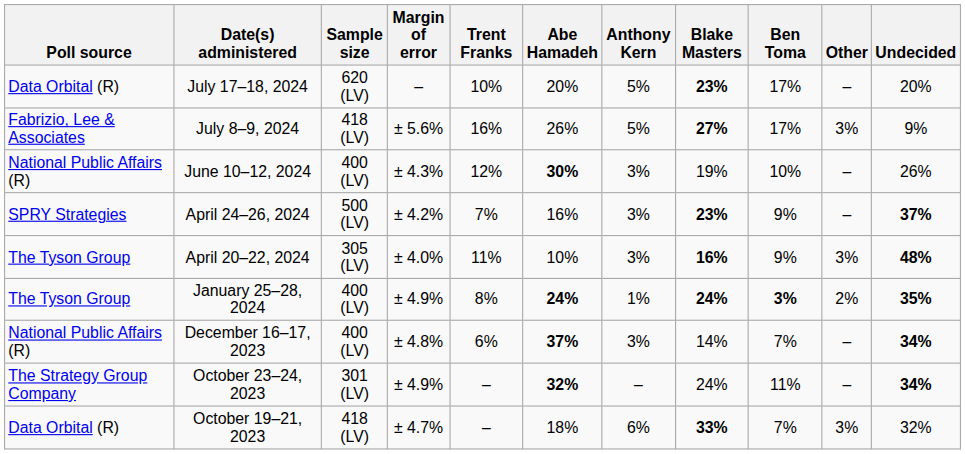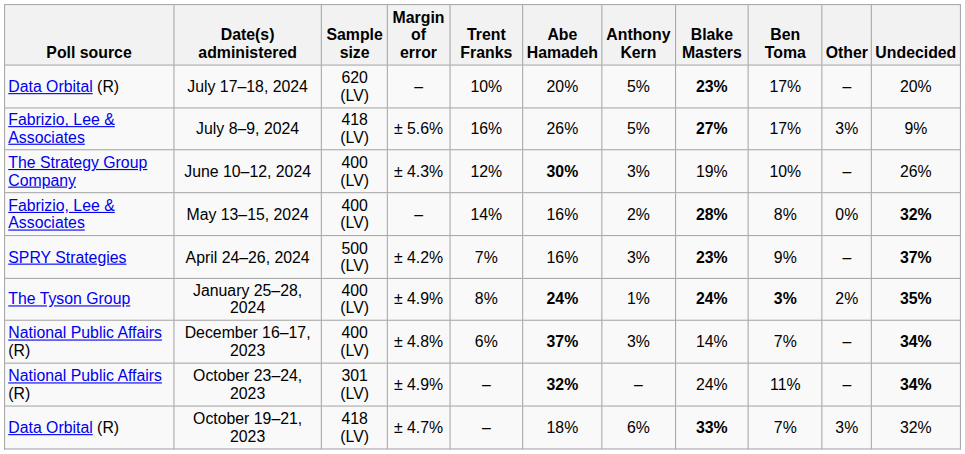(85, 172) National Public Affairs (R) -> (78, 172) The Strategy Group Company
+ row: (248, 214)
- row: (248, 257)
(78, 385) The Strategy Group Company -> (85, 385) National Public Affairs (R)
